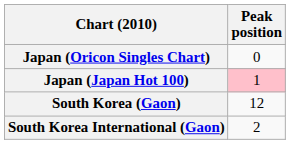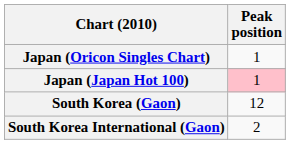(257, 56) 0 -> (257, 56) 1
